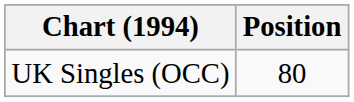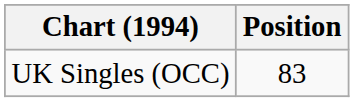(292, 72) 80 -> (292, 72) 83
